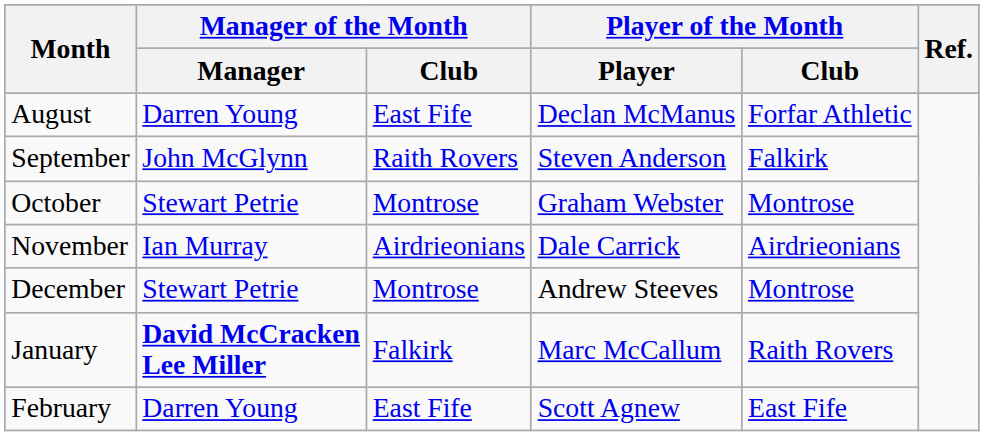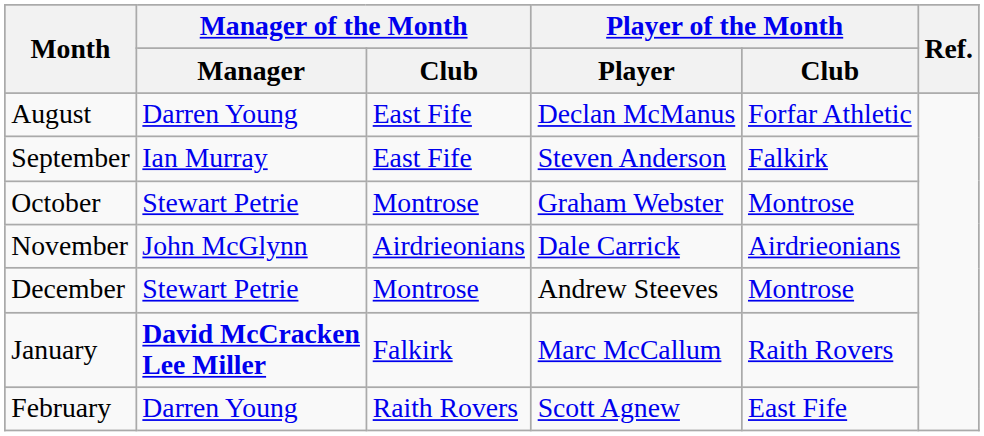(225, 158) John McGlynn -> (205, 158) Ian Murray
(445, 158) Raith Rovers -> (422, 158) East Fife
(205, 245) Ian Murray -> (225, 245) John McGlynn
(422, 408) East Fife -> (445, 408) Raith Rovers
